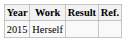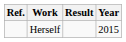columns swapped: (17, 12) <-> (110, 12)
